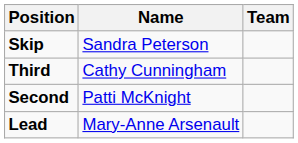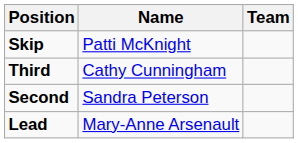(145, 44) Sandra Peterson -> (137, 44) Patti McKnight
(137, 97) Patti McKnight -> (145, 97) Sandra Peterson
